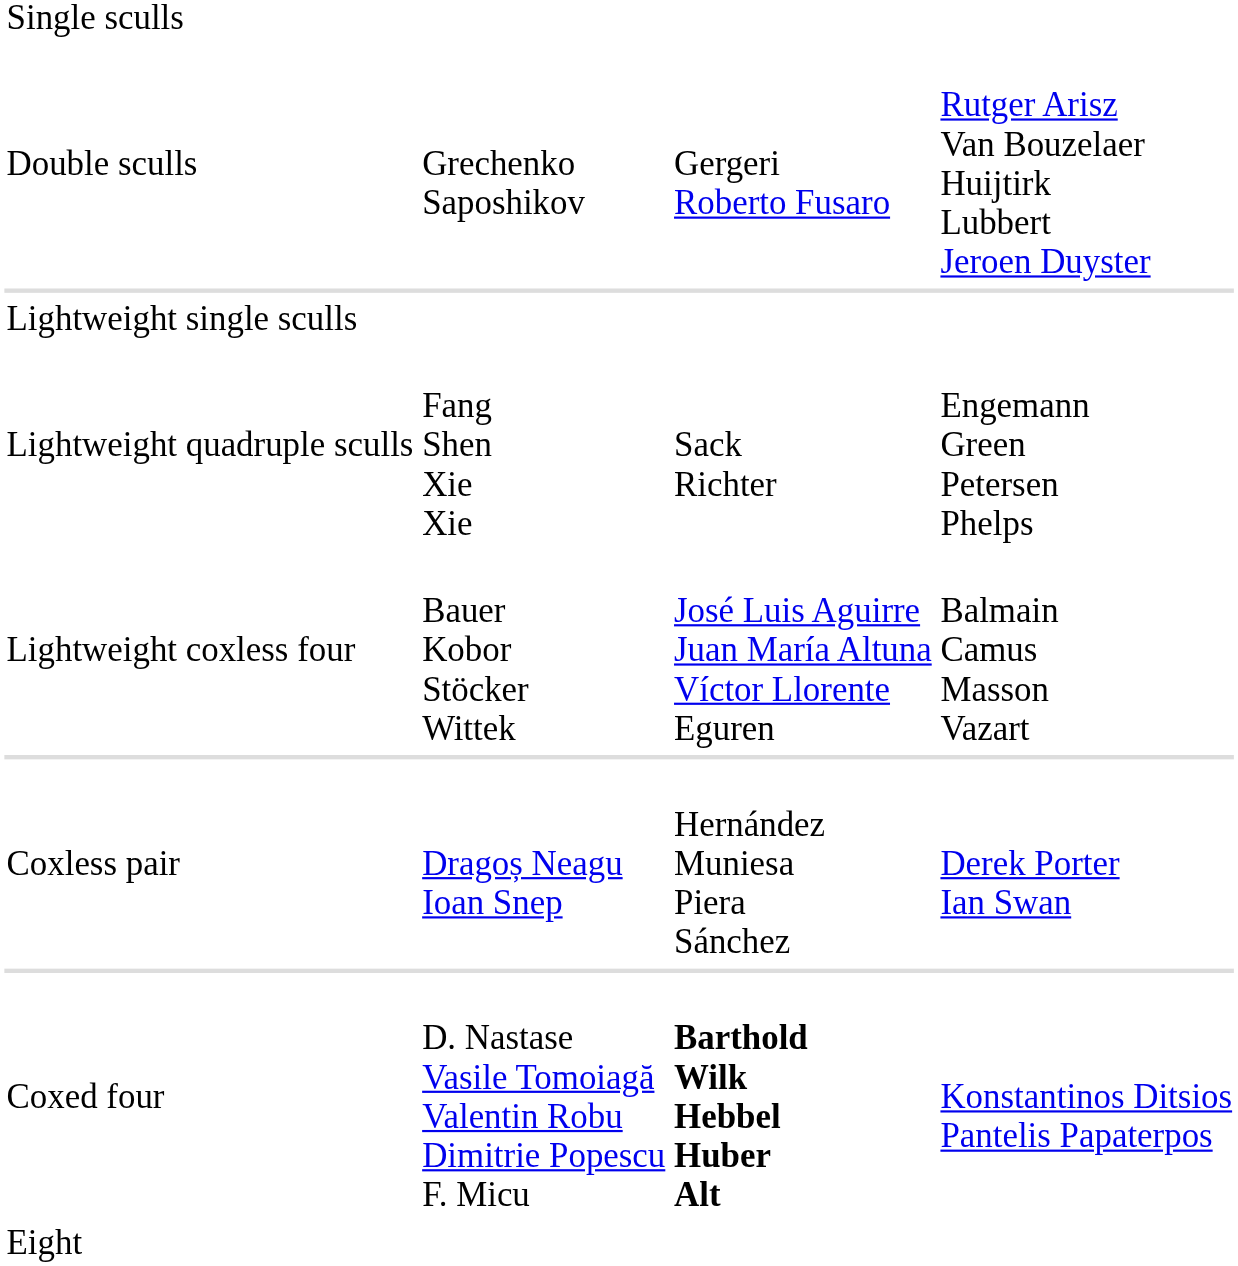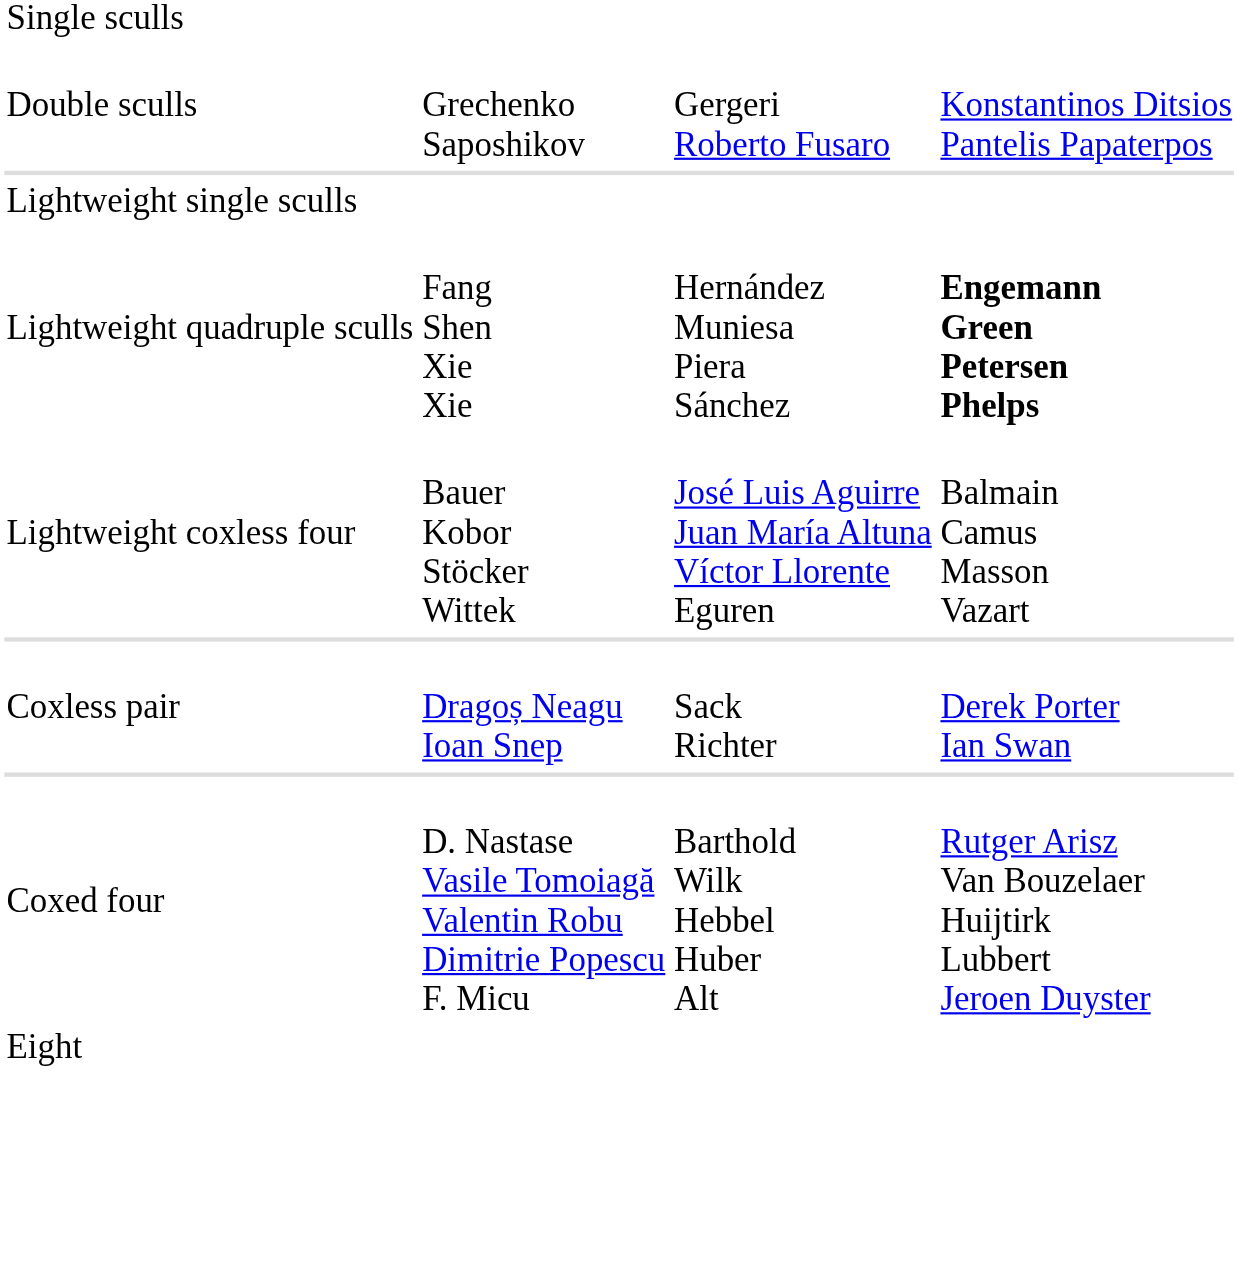(1046, 183) Rutger Arisz Van Bouzelaer Huijtirk Lubbert Jeroen Duyster -> (1086, 124) Konstantinos Ditsios Pantelis Papaterpos
(725, 464) Sack Richter -> (750, 346) Hernández Muniesa Piera Sánchez
(1015, 464) normal -> (1021, 346) bold
(750, 883) Hernández Muniesa Piera Sánchez -> (725, 726) Sack Richter
(741, 1116) bold -> (735, 920) normal
(1086, 1116) Konstantinos Ditsios Pantelis Papaterpos -> (1046, 920) Rutger Arisz Van Bouzelaer Huijtirk Lubbert Jeroen Duyster
